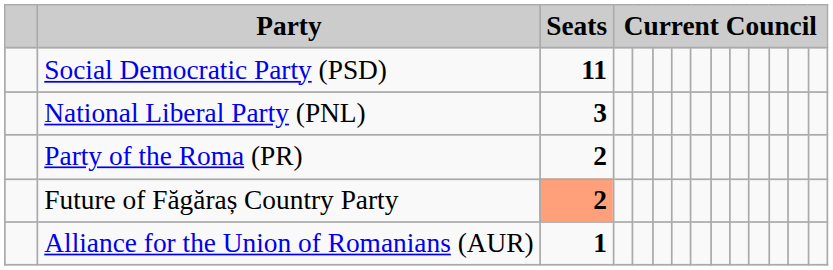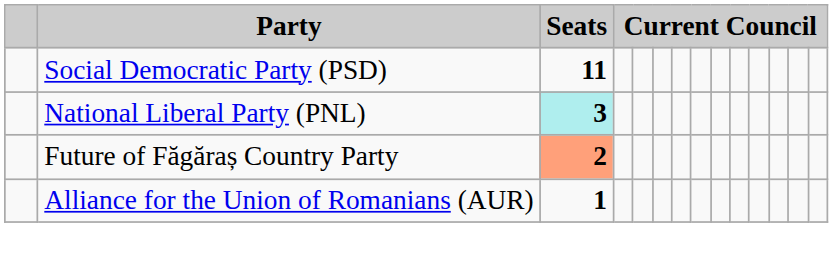(600, 112) no background -> (600, 112) paleturquoise background
- row: (173, 156)
